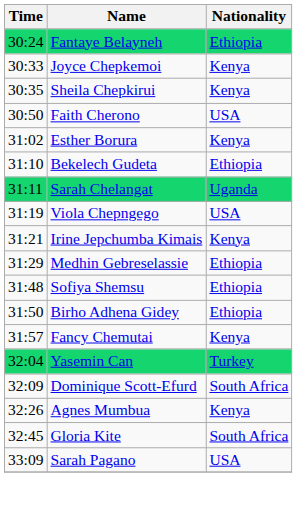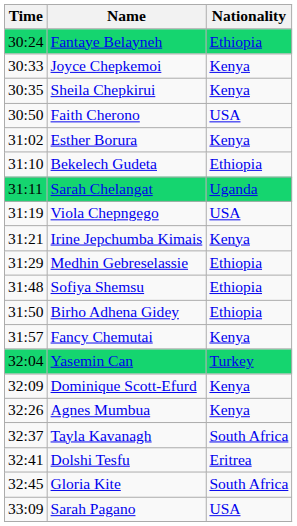(249, 386) South Africa -> (230, 386) Kenya
+ row: (101, 435)
+ row: (90, 459)
